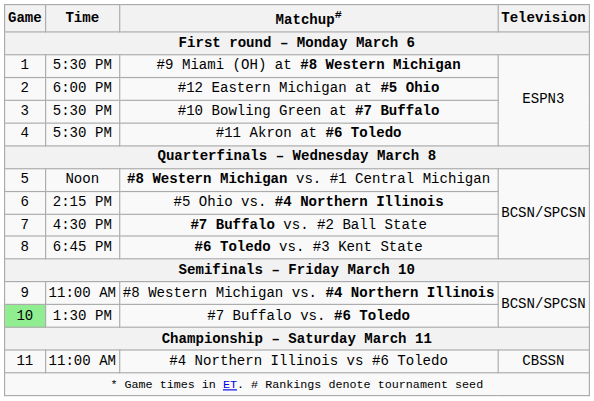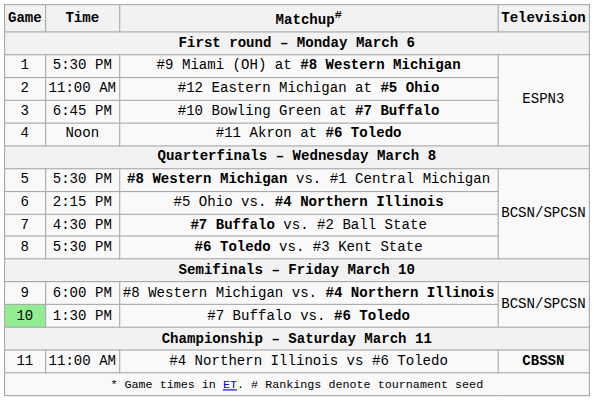(82, 89) 6:00 PM -> (82, 89) 11:00 AM
(82, 112) 5:30 PM -> (82, 112) 6:45 PM
(82, 135) 5:30 PM -> (82, 135) Noon
(82, 180) Noon -> (82, 180) 5:30 PM
(82, 248) 6:45 PM -> (82, 248) 5:30 PM
(82, 294) 11:00 AM -> (82, 294) 6:00 PM
(543, 362) normal -> (543, 362) bold
